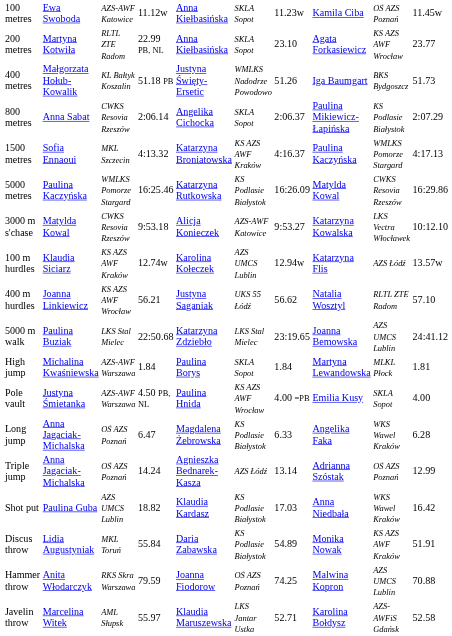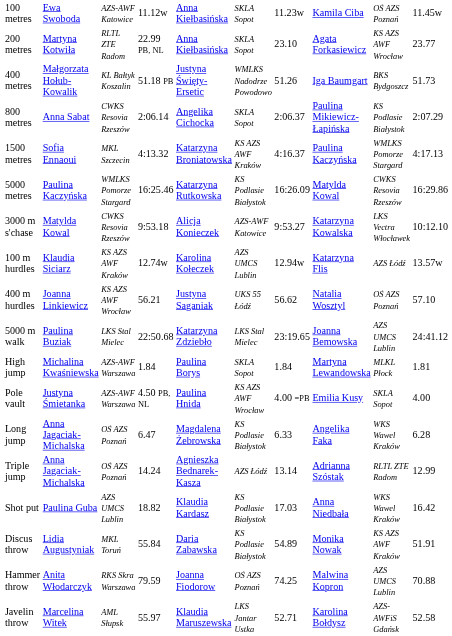(391, 300) RLTL ZTE Radom -> (386, 300) OŚ AZS Poznań
(386, 472) OŚ AZS Poznań -> (391, 472) RLTL ZTE Radom
